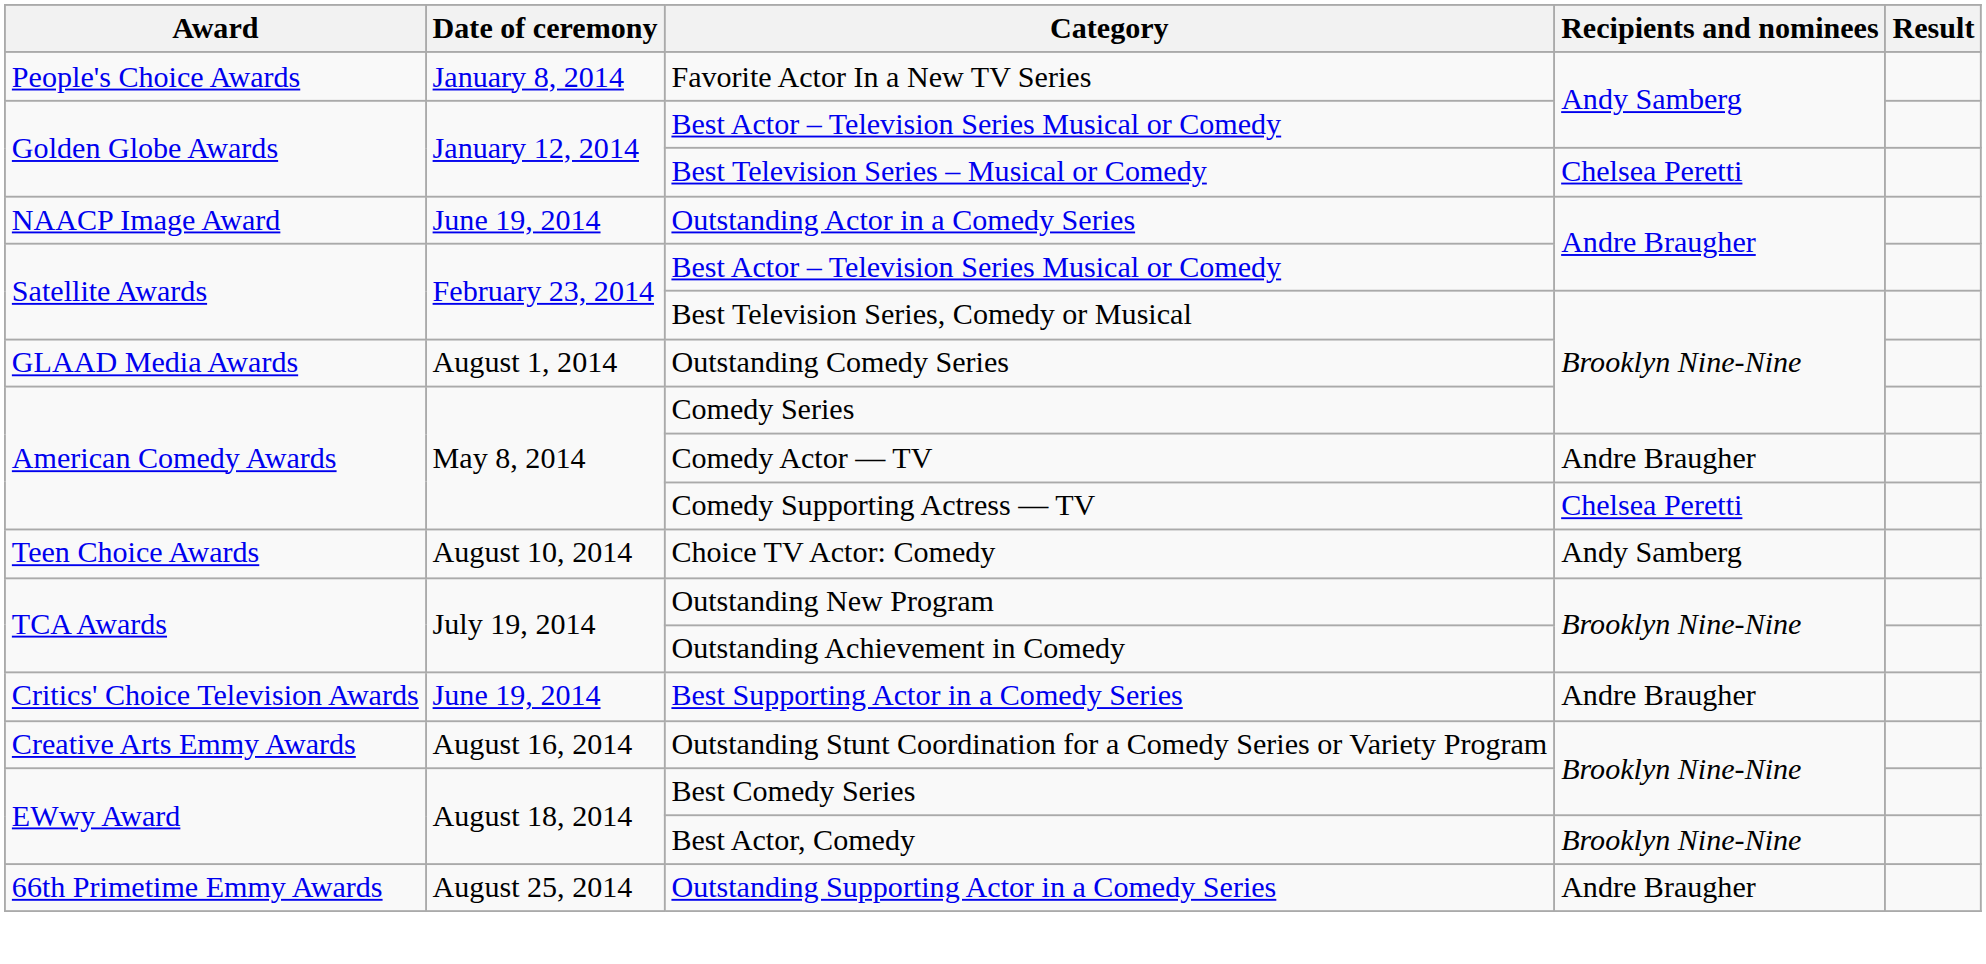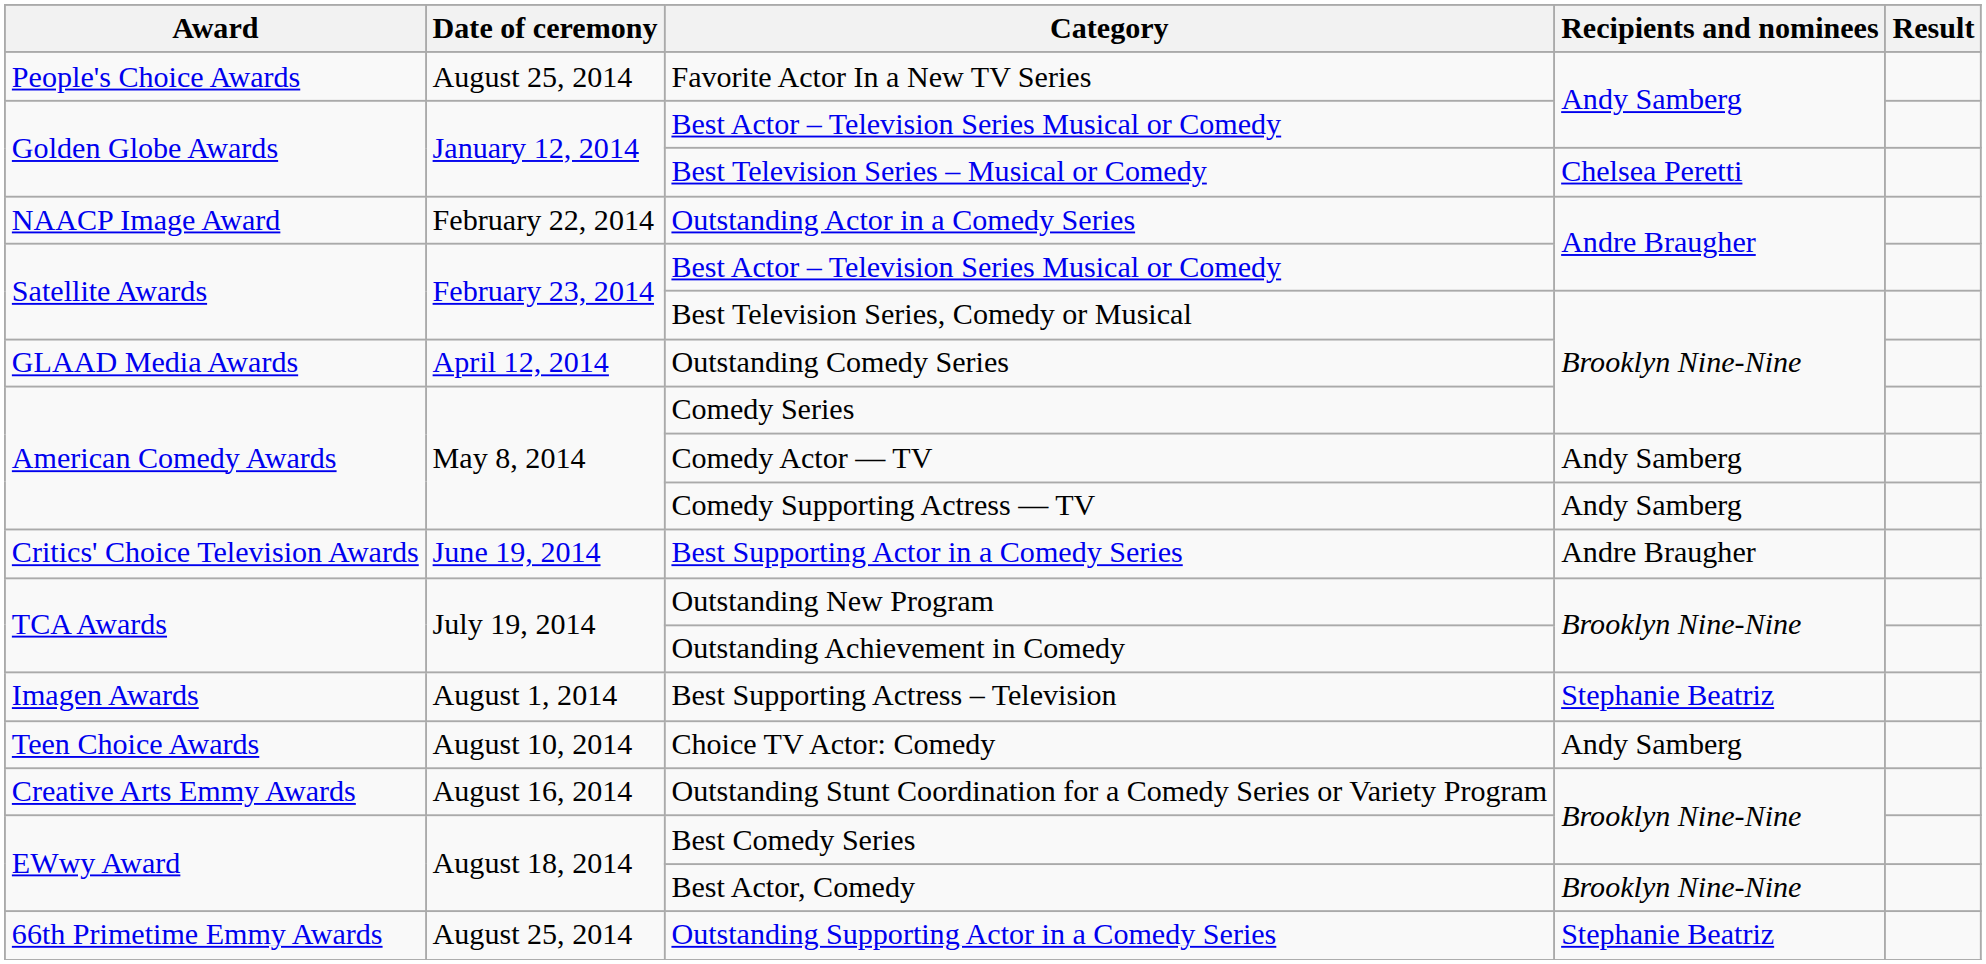(528, 76) January 8, 2014 -> (532, 76) August 25, 2014
(517, 219) June 19, 2014 -> (543, 219) February 22, 2014
(525, 362) August 1, 2014 -> (521, 362) April 12, 2014
(1658, 457) Andre Braugher -> (1652, 457) Andy Samberg
(1652, 505) Chelsea Peretti -> (1652, 505) Andy Samberg
rows swapped: (215, 696) <-> (136, 553)
+ row: (105, 696)
(1658, 887) Andre Braugher -> (1668, 934) Stephanie Beatriz
